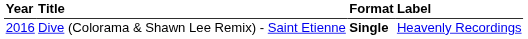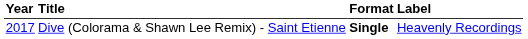(20, 27) 2016 -> (20, 27) 2017
